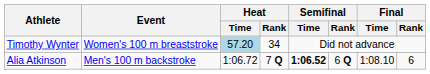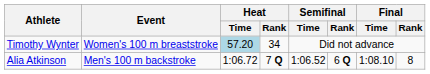(309, 61) bold -> (308, 61) normal
(411, 61) 6 -> (410, 61) 8
